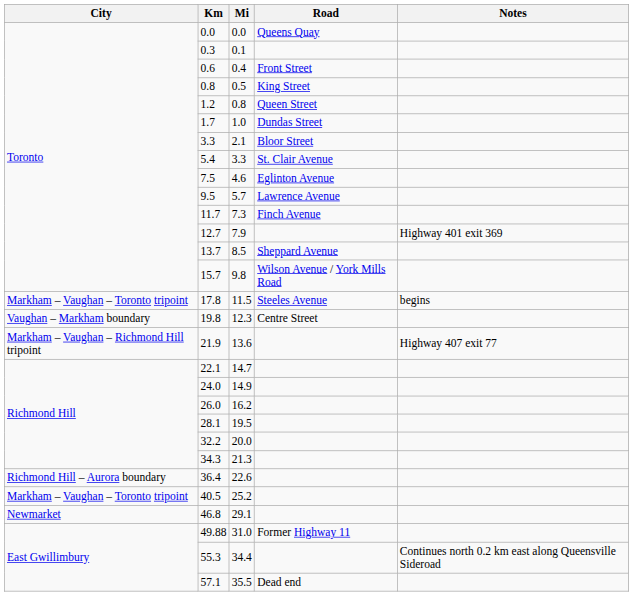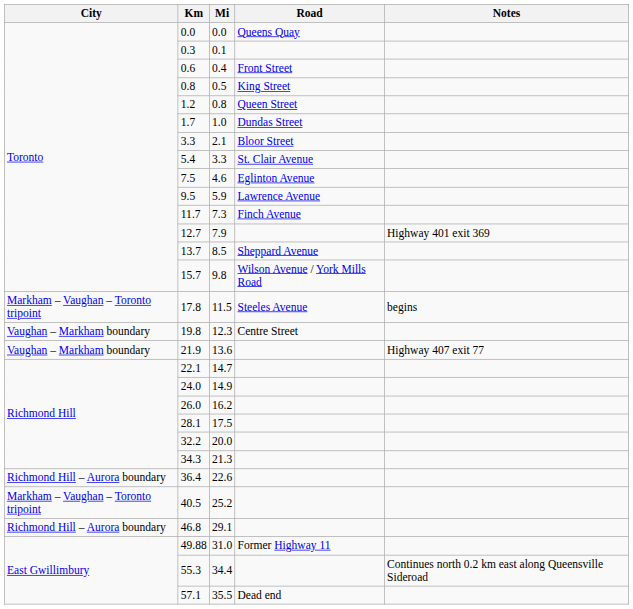(239, 196) 5.7 -> (219, 196) 5.9
(95, 343) Markham – Vaughan – Richmond Hill tripoint -> (79, 350) Vaughan – Markham boundary
(242, 423) 19.5 -> (222, 423) 17.5
(34, 514) Newmarket -> (86, 527) Richmond Hill – Aurora boundary
